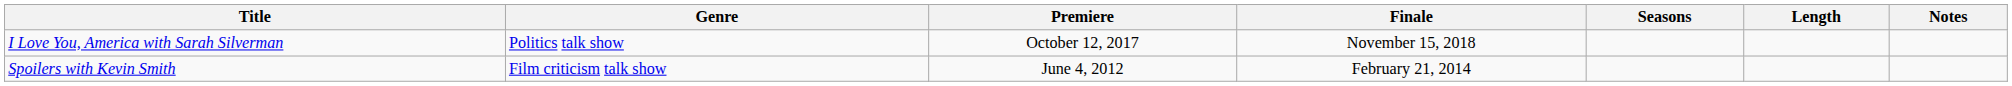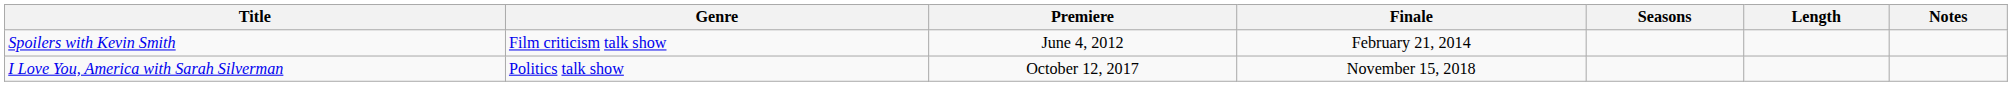rows swapped: (92, 68) <-> (146, 42)
